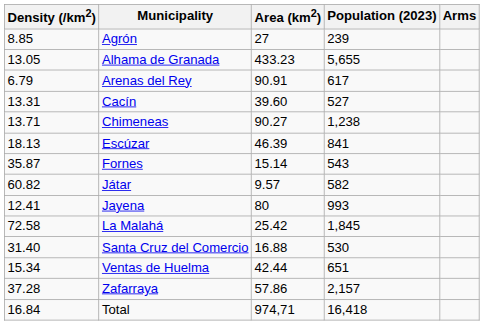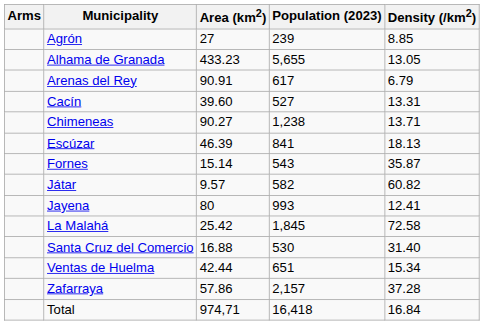columns swapped: (459, 16) <-> (52, 16)
